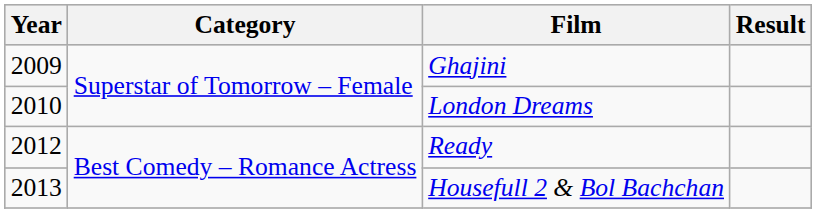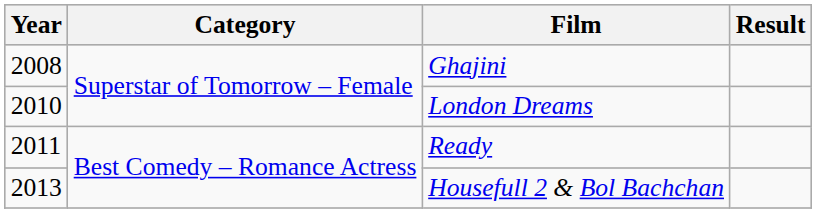(36, 65) 2009 -> (36, 65) 2008
(36, 146) 2012 -> (36, 146) 2011
